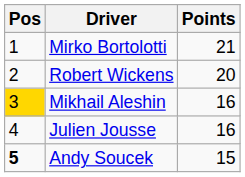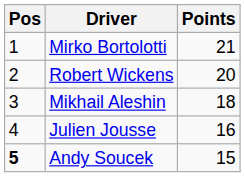(14, 102) gold background -> (14, 102) no background
(226, 102) 16 -> (226, 102) 18
